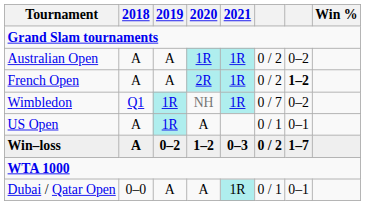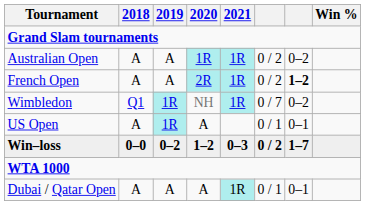(136, 146) A -> (136, 146) 0–0
(136, 189) 0–0 -> (136, 189) A
